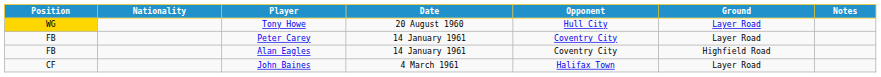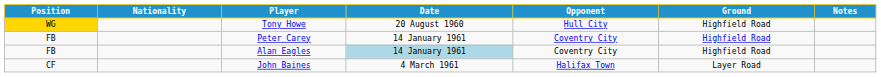(737, 24) Layer Road -> (737, 24) Highfield Road
(737, 38) Layer Road -> (737, 38) Highfield Road
(430, 52) no background -> (430, 52) lightblue background
